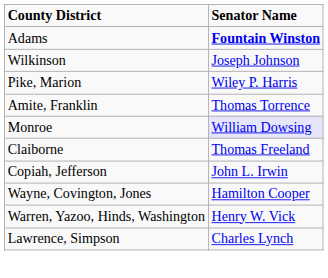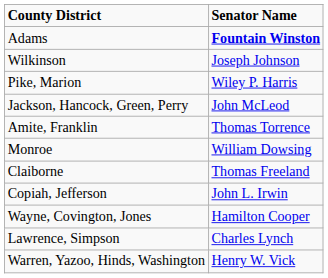+ row: (98, 104)
(261, 127) lavender background -> (261, 149) no background
rows swapped: (64, 238) <-> (106, 216)
